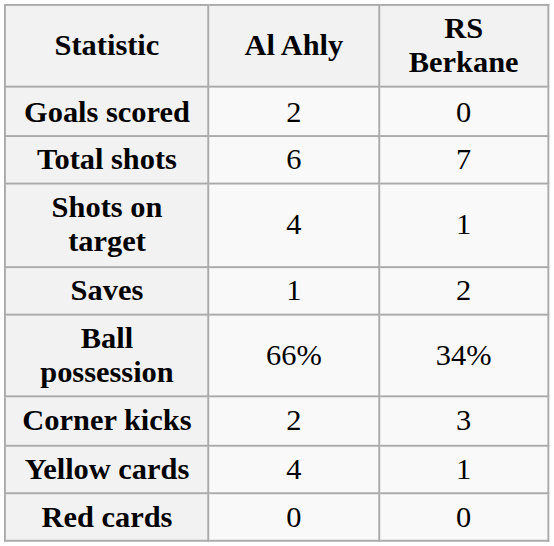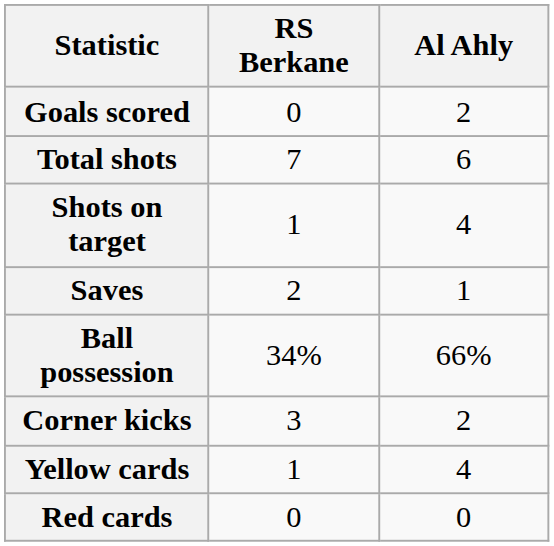columns swapped: (294, 45) <-> (464, 45)
